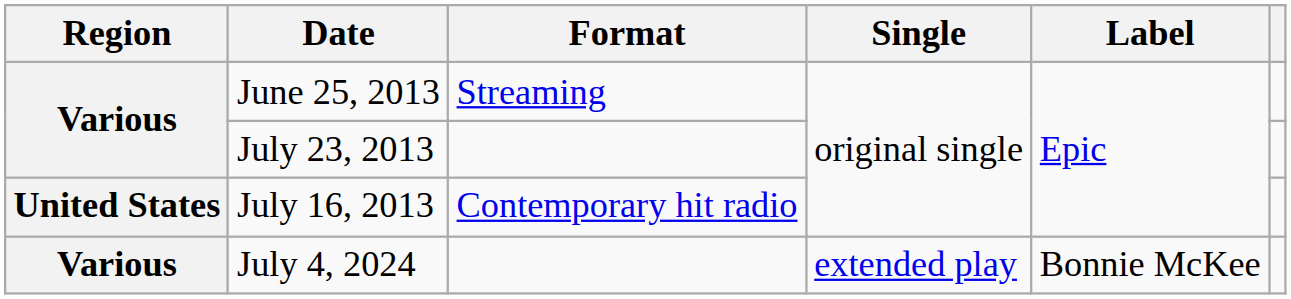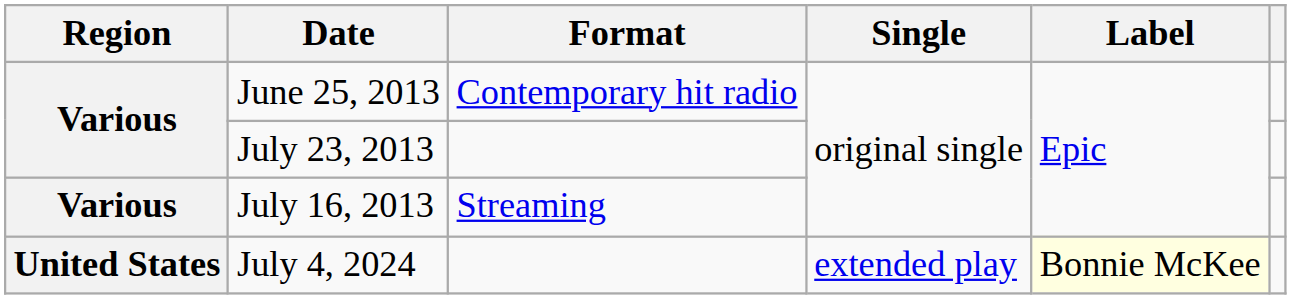(531, 90) Streaming -> (627, 90) Contemporary hit radio
(117, 206) United States -> (117, 206) Various
(627, 206) Contemporary hit radio -> (531, 206) Streaming
(117, 263) Various -> (117, 263) United States
(1150, 263) no background -> (1150, 263) lightyellow background
